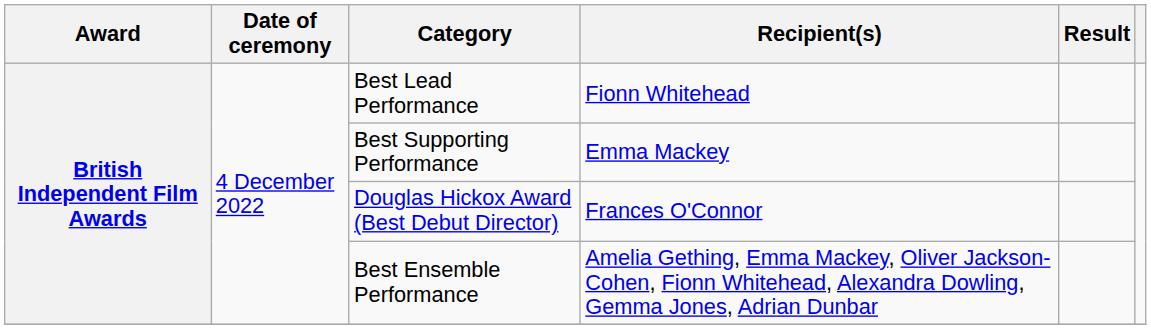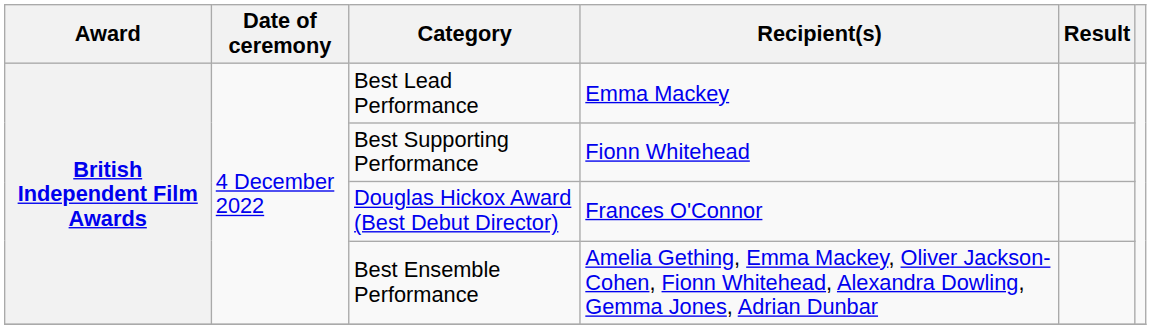(668, 92) Fionn Whitehead -> (657, 92) Emma Mackey
(657, 151) Emma Mackey -> (668, 151) Fionn Whitehead
